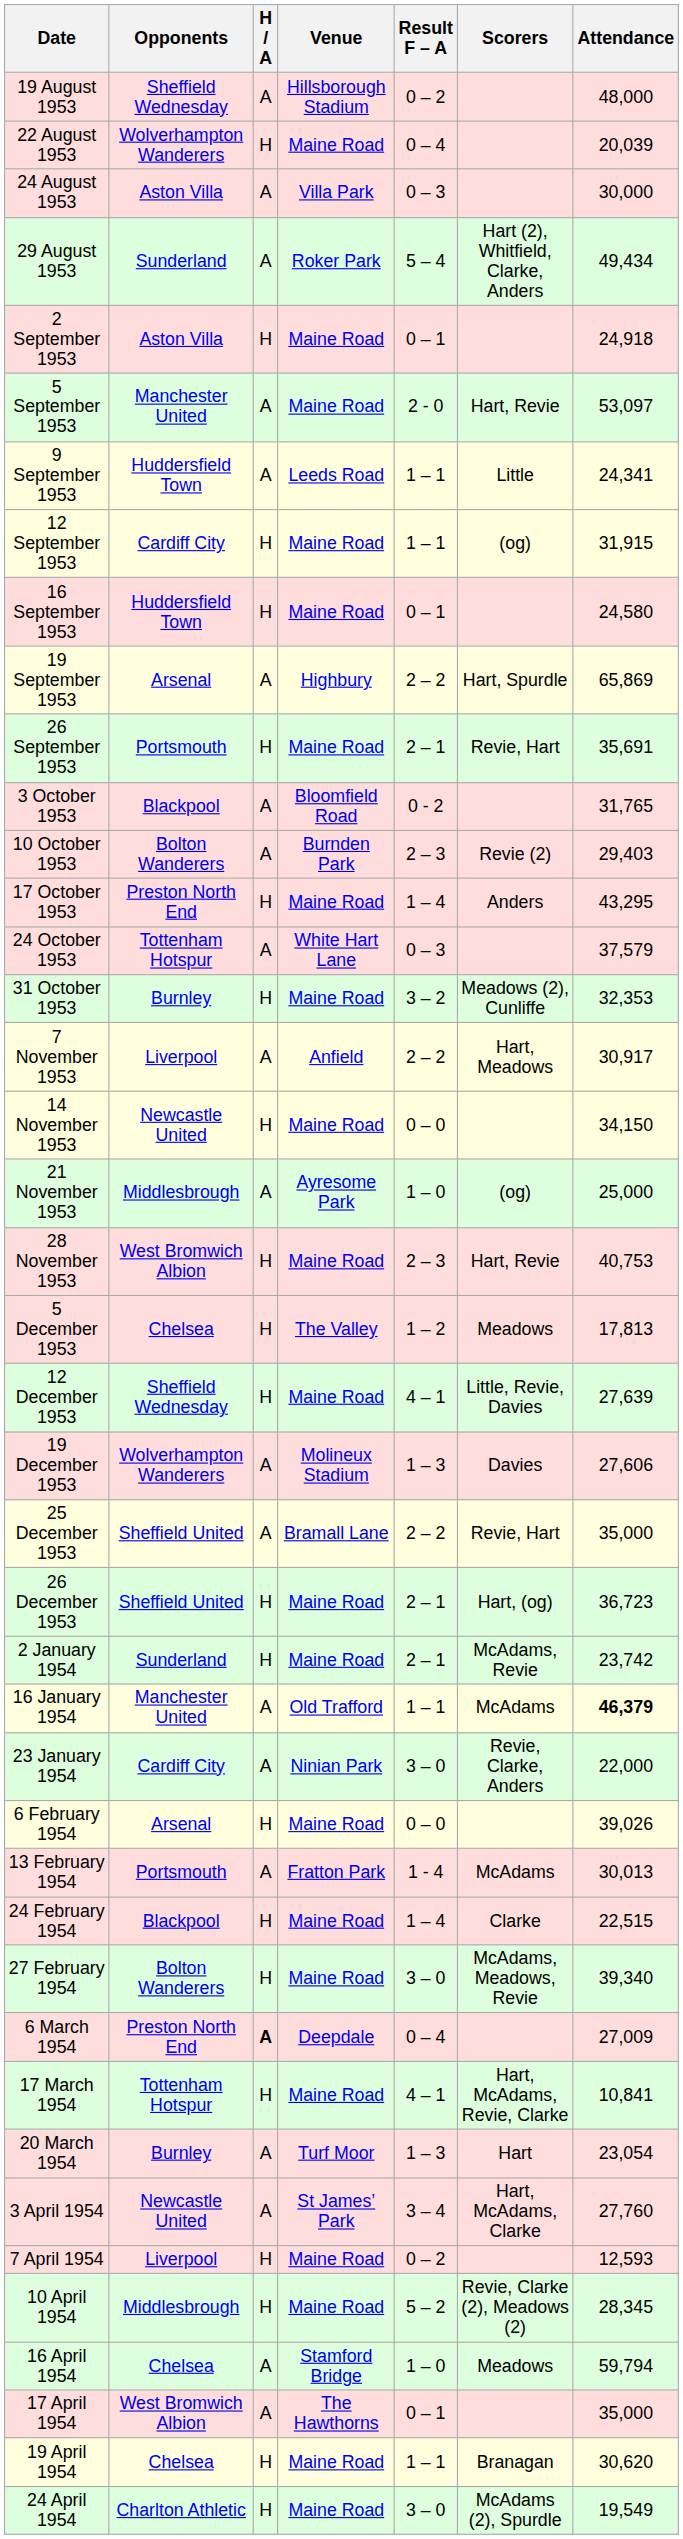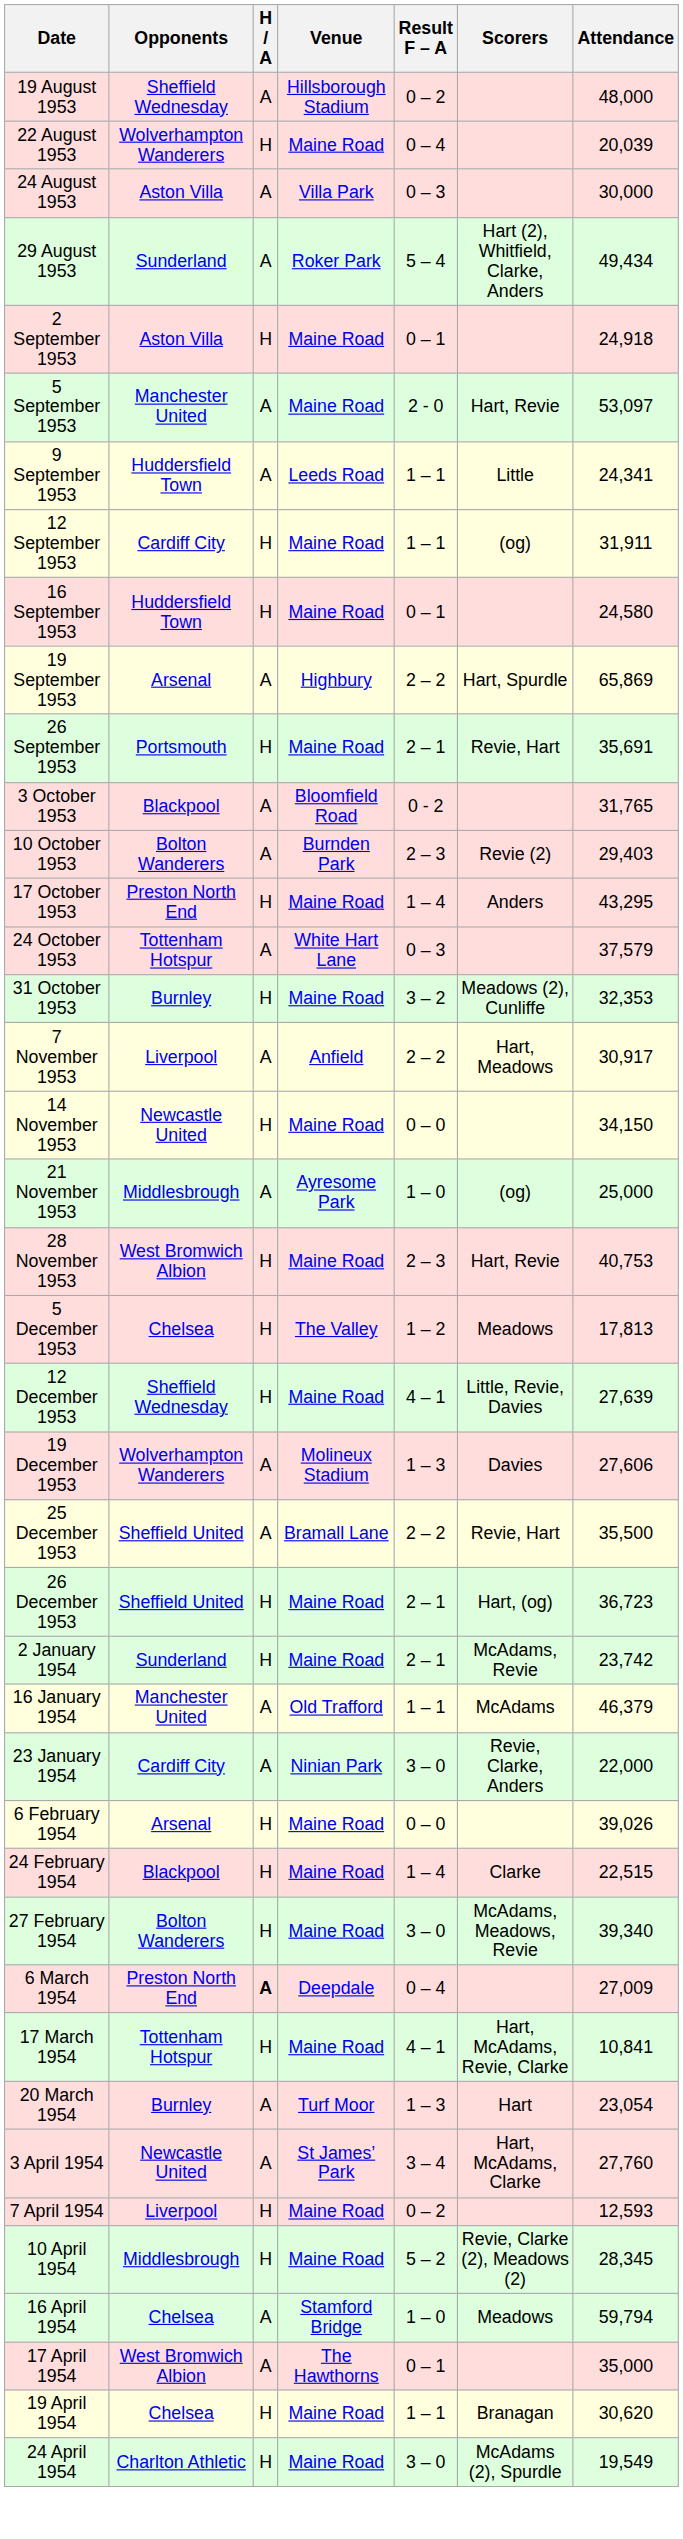(626, 543) 31,915 -> (626, 543) 31,911
(626, 1533) 35,000 -> (626, 1533) 35,500
(626, 1708) bold -> (626, 1708) normal
- row: (57, 1872)
